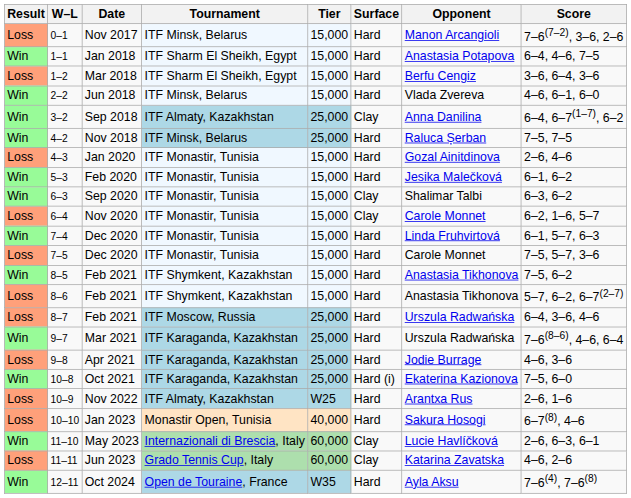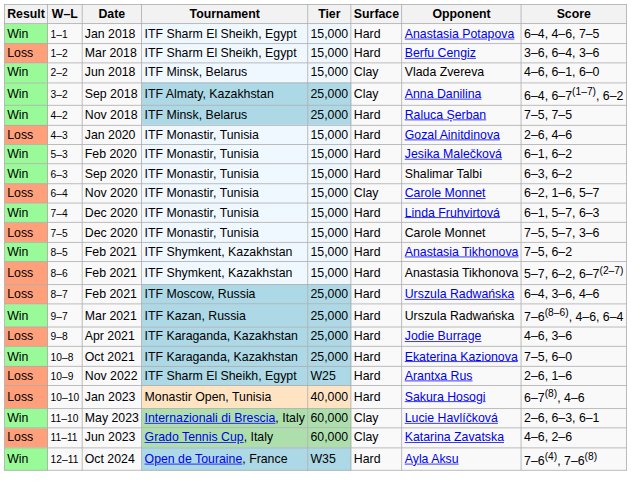- row: (59, 36)
(367, 95) Hard -> (366, 72) Clay
(366, 196) Clay -> (367, 173) Hard
(221, 338) ITF Karaganda, Kazakhstan -> (195, 315) ITF Kazan, Russia
(374, 379) Hard (i) -> (367, 356) Hard
(209, 398) ITF Almaty, Kazakhstan -> (221, 375) ITF Sharm El Sheikh, Egypt
